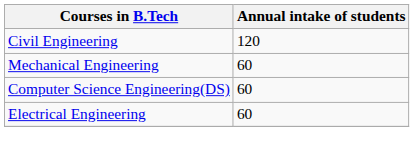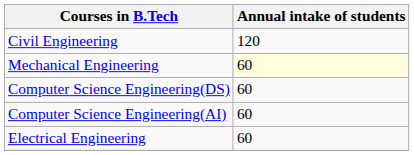(245, 65) no background -> (245, 65) lightyellow background
+ row: (117, 114)
